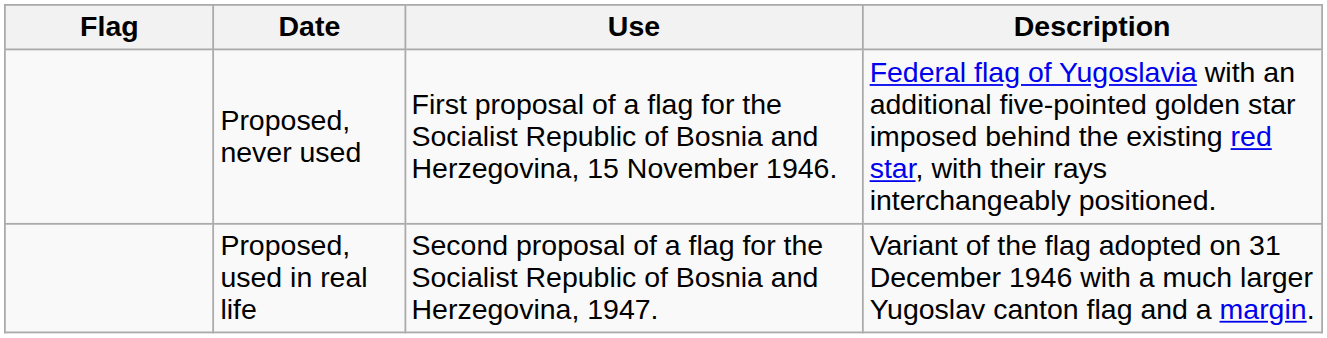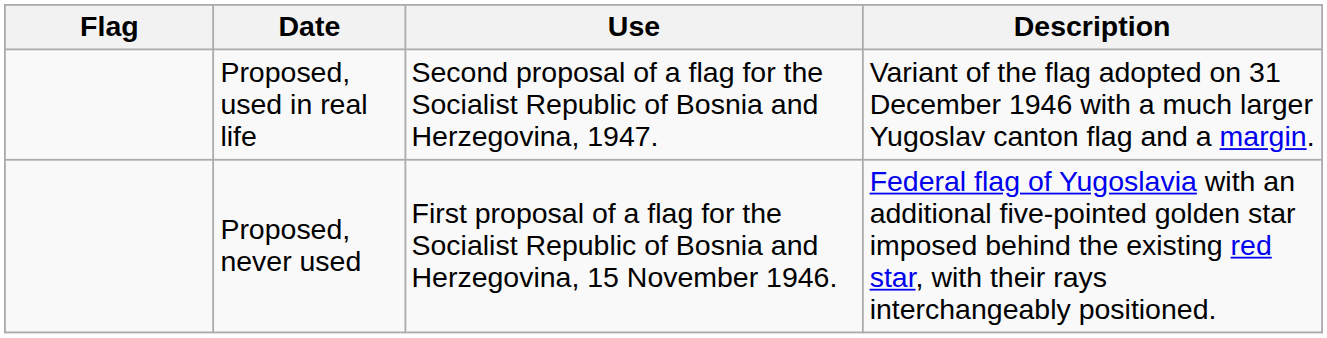rows swapped: (291, 136) <-> (294, 277)
